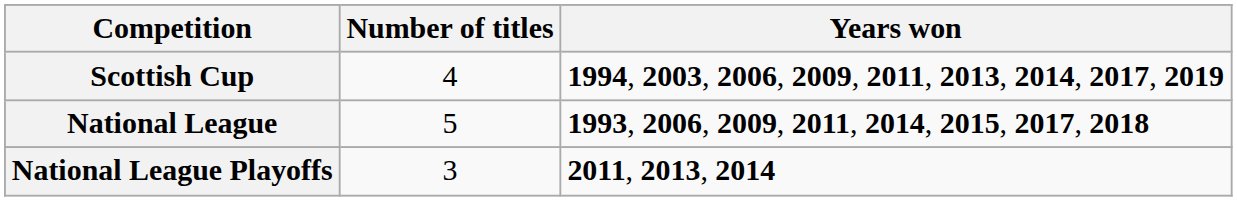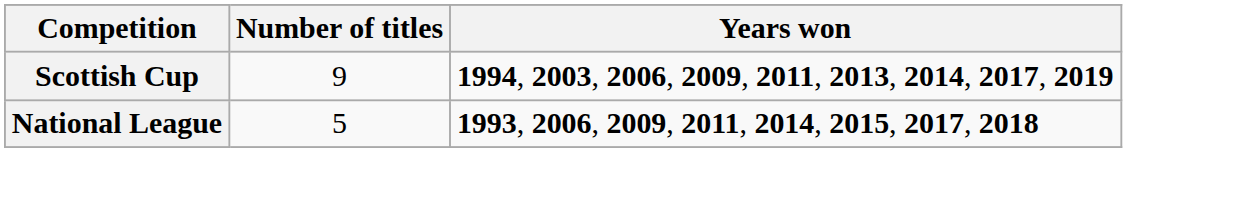(450, 75) 4 -> (339, 75) 9
- row: (172, 170)
